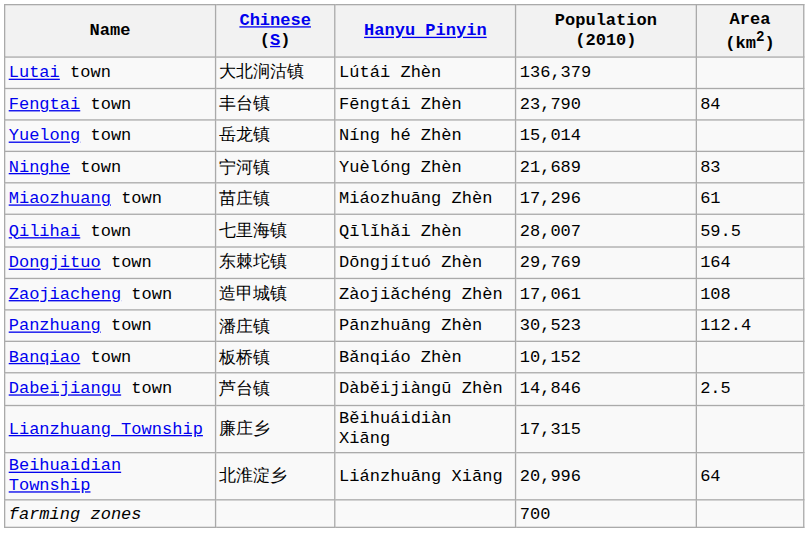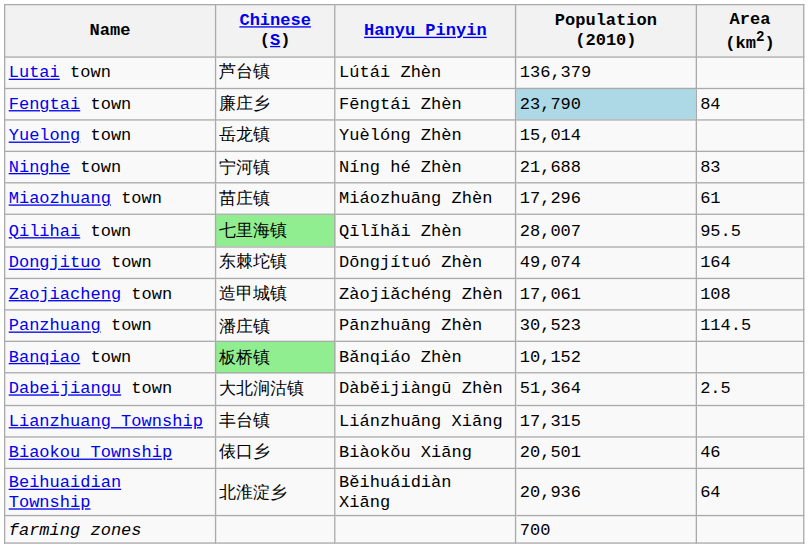(262, 73) 大北涧沽镇 -> (245, 73) 芦台镇
(245, 105) 丰台镇 -> (245, 105) 廉庄乡
(550, 104) no background -> (550, 104) lightblue background
(400, 136) Níng hé Zhèn -> (400, 136) Yuèlóng Zhèn
(400, 167) Yuèlóng Zhèn -> (400, 167) Níng hé Zhèn
(550, 167) 21,689 -> (550, 167) 21,688
(253, 231) no background -> (253, 231) lightgreen background
(721, 231) 59.5 -> (721, 231) 95.5
(550, 262) 29,769 -> (550, 262) 49,074
(726, 326) 112.4 -> (726, 326) 114.5
(245, 358) no background -> (245, 358) lightgreen background
(245, 390) 芦台镇 -> (262, 390) 大北涧沽镇
(550, 389) 14,846 -> (550, 389) 51,364
(245, 429) 廉庄乡 -> (245, 421) 丰台镇
(395, 429) Běihuáidiàn Xiāng -> (421, 421) Liánzhuāng Xiāng
+ row: (90, 452)
(421, 476) Liánzhuāng Xiāng -> (395, 492) Běihuáidiàn Xiāng
(550, 476) 20,996 -> (550, 492) 20,936
